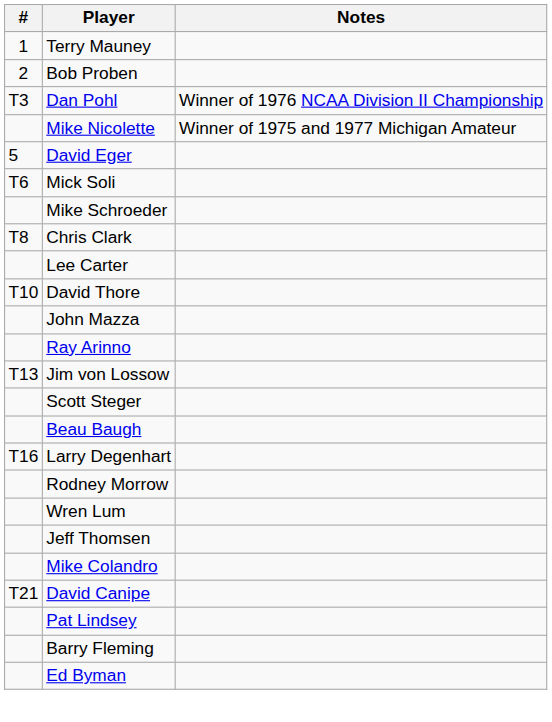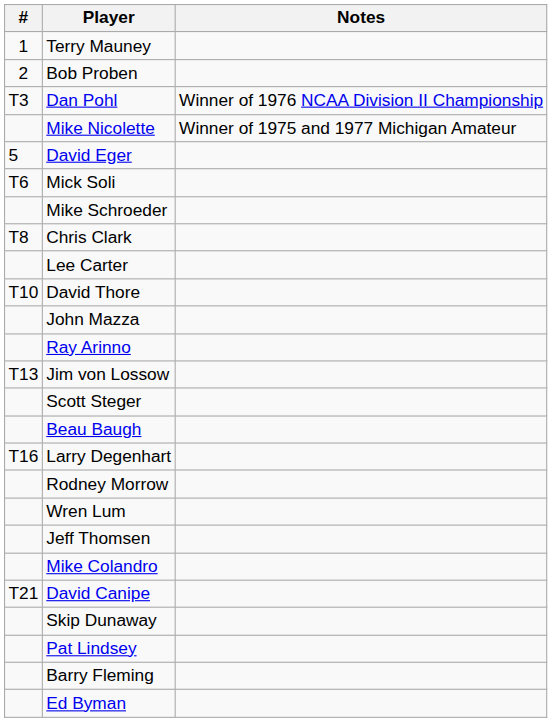+ row: (102, 621)
